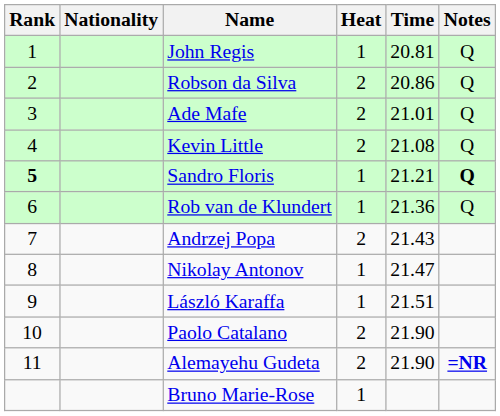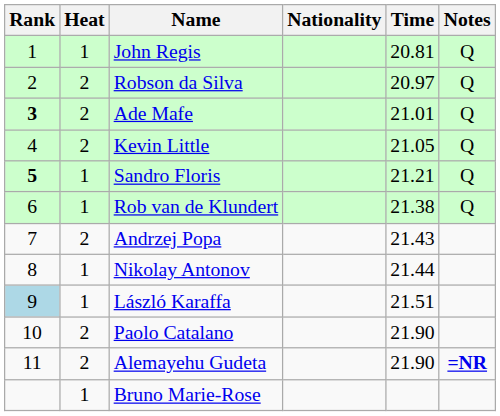columns swapped: (361, 20) <-> (111, 20)
(413, 82) 20.86 -> (413, 82) 20.97
(32, 113) normal -> (32, 113) bold
(413, 144) 21.08 -> (413, 144) 21.05
(467, 176) bold -> (467, 176) normal
(413, 207) 21.36 -> (413, 207) 21.38
(413, 269) 21.47 -> (413, 269) 21.44
(32, 301) no background -> (32, 301) lightblue background
